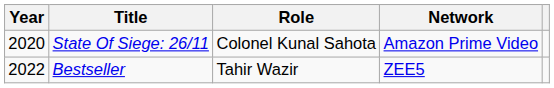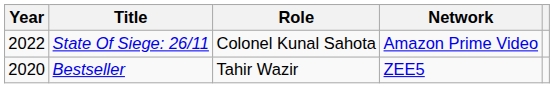(27, 43) 2020 -> (27, 43) 2022
(27, 69) 2022 -> (27, 69) 2020
